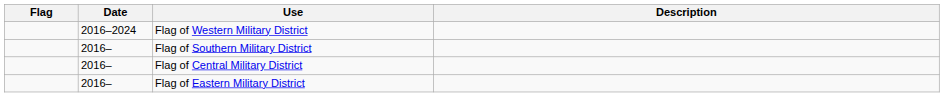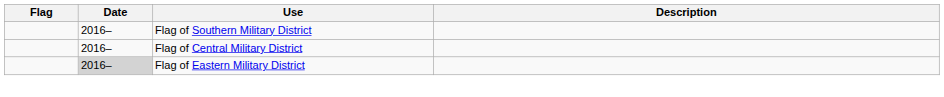- row: (231, 30)
(96, 83) no background -> (96, 65) lightgrey background
